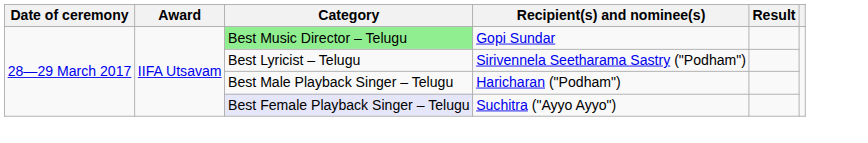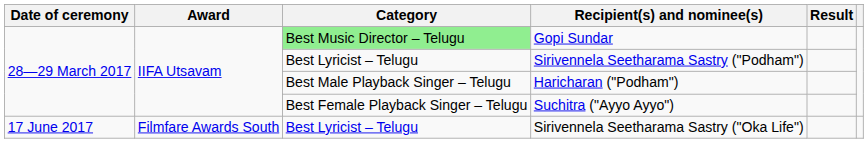(349, 104) lavender background -> (407, 104) no background
+ row: (669, 127)
